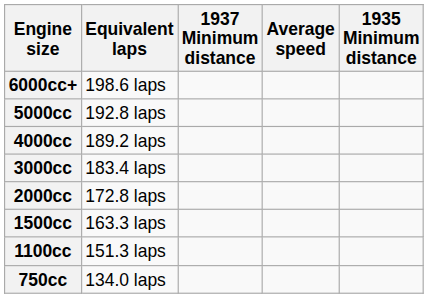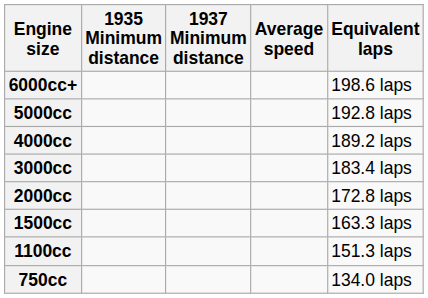columns swapped: (381, 38) <-> (129, 38)
